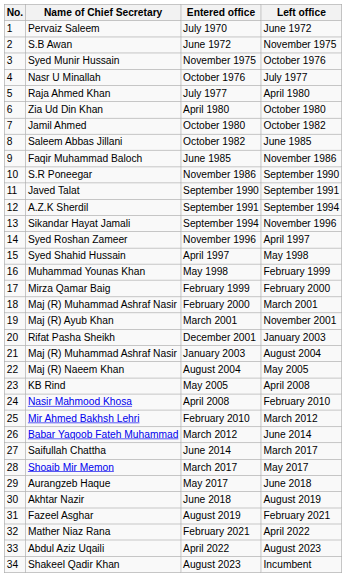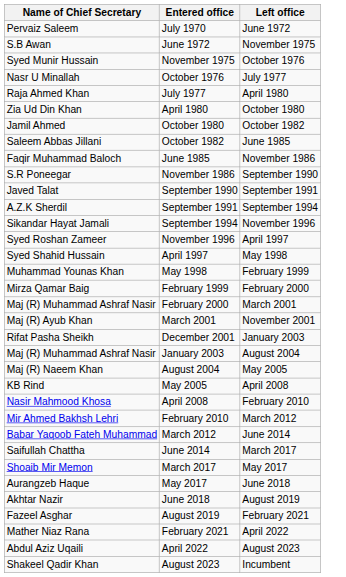- column: (15, 12)
